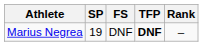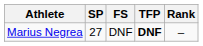(96, 32) 19 -> (96, 32) 27
